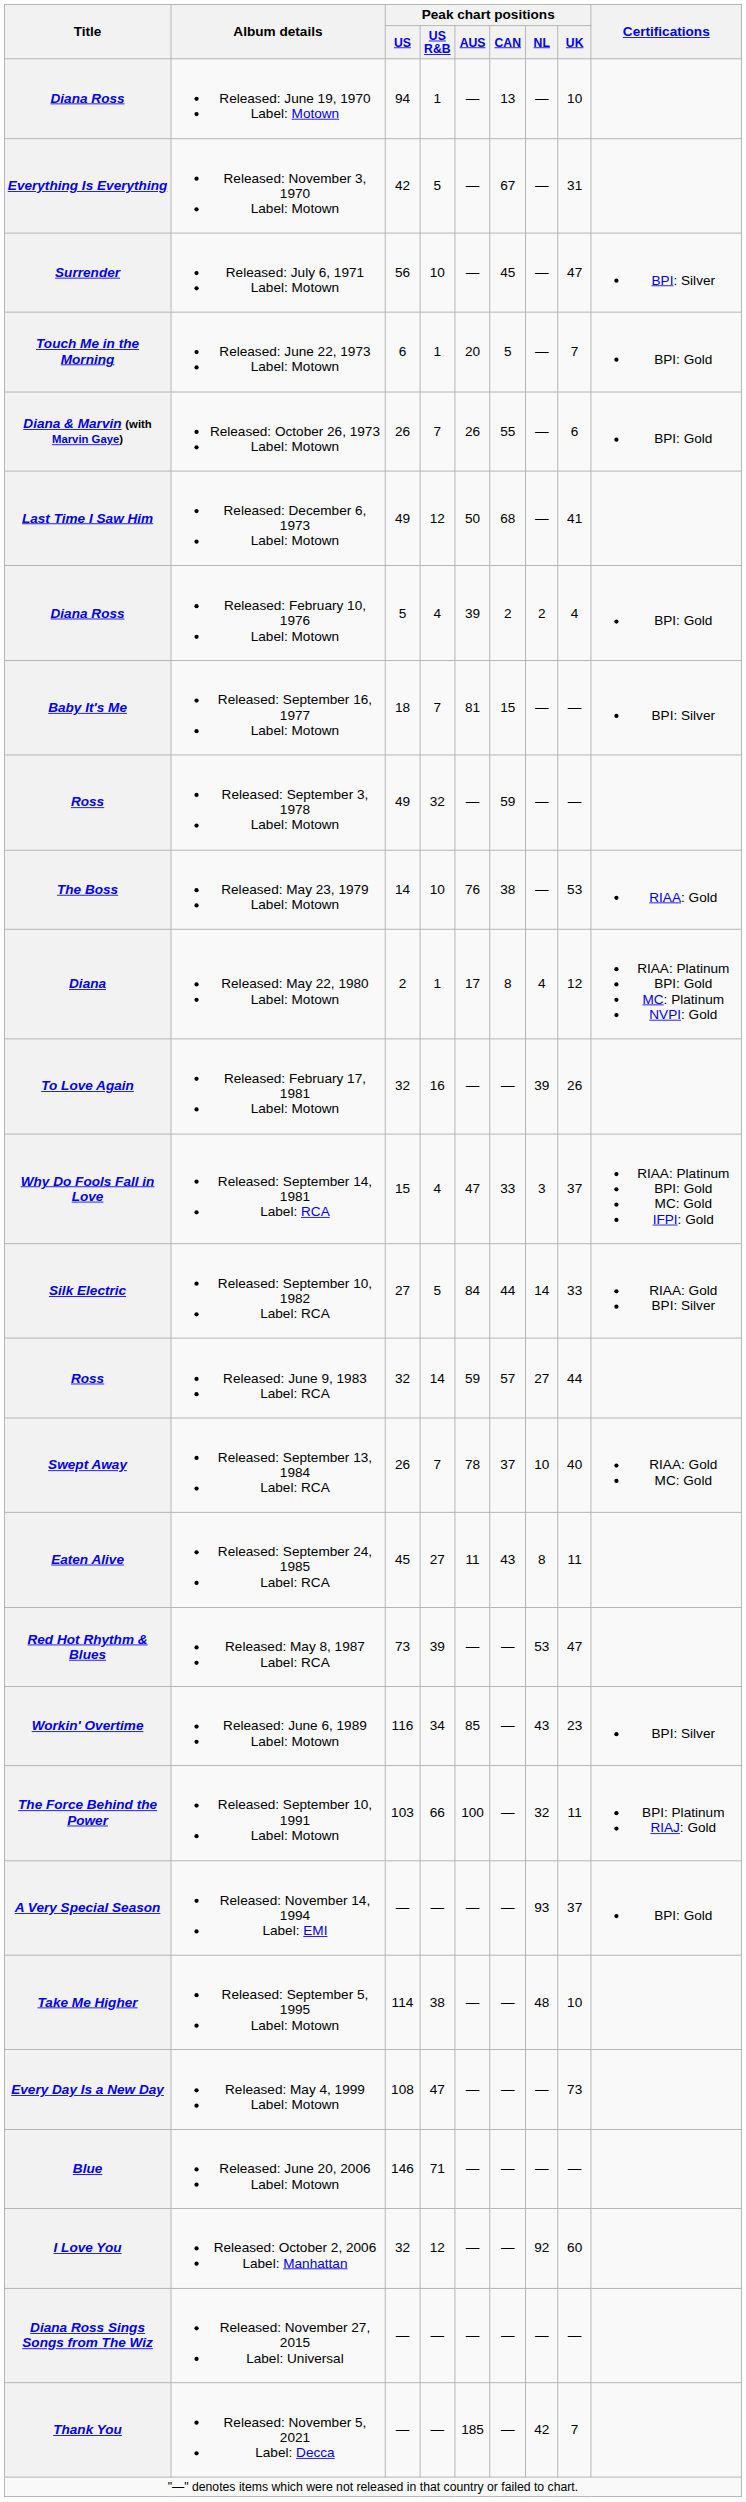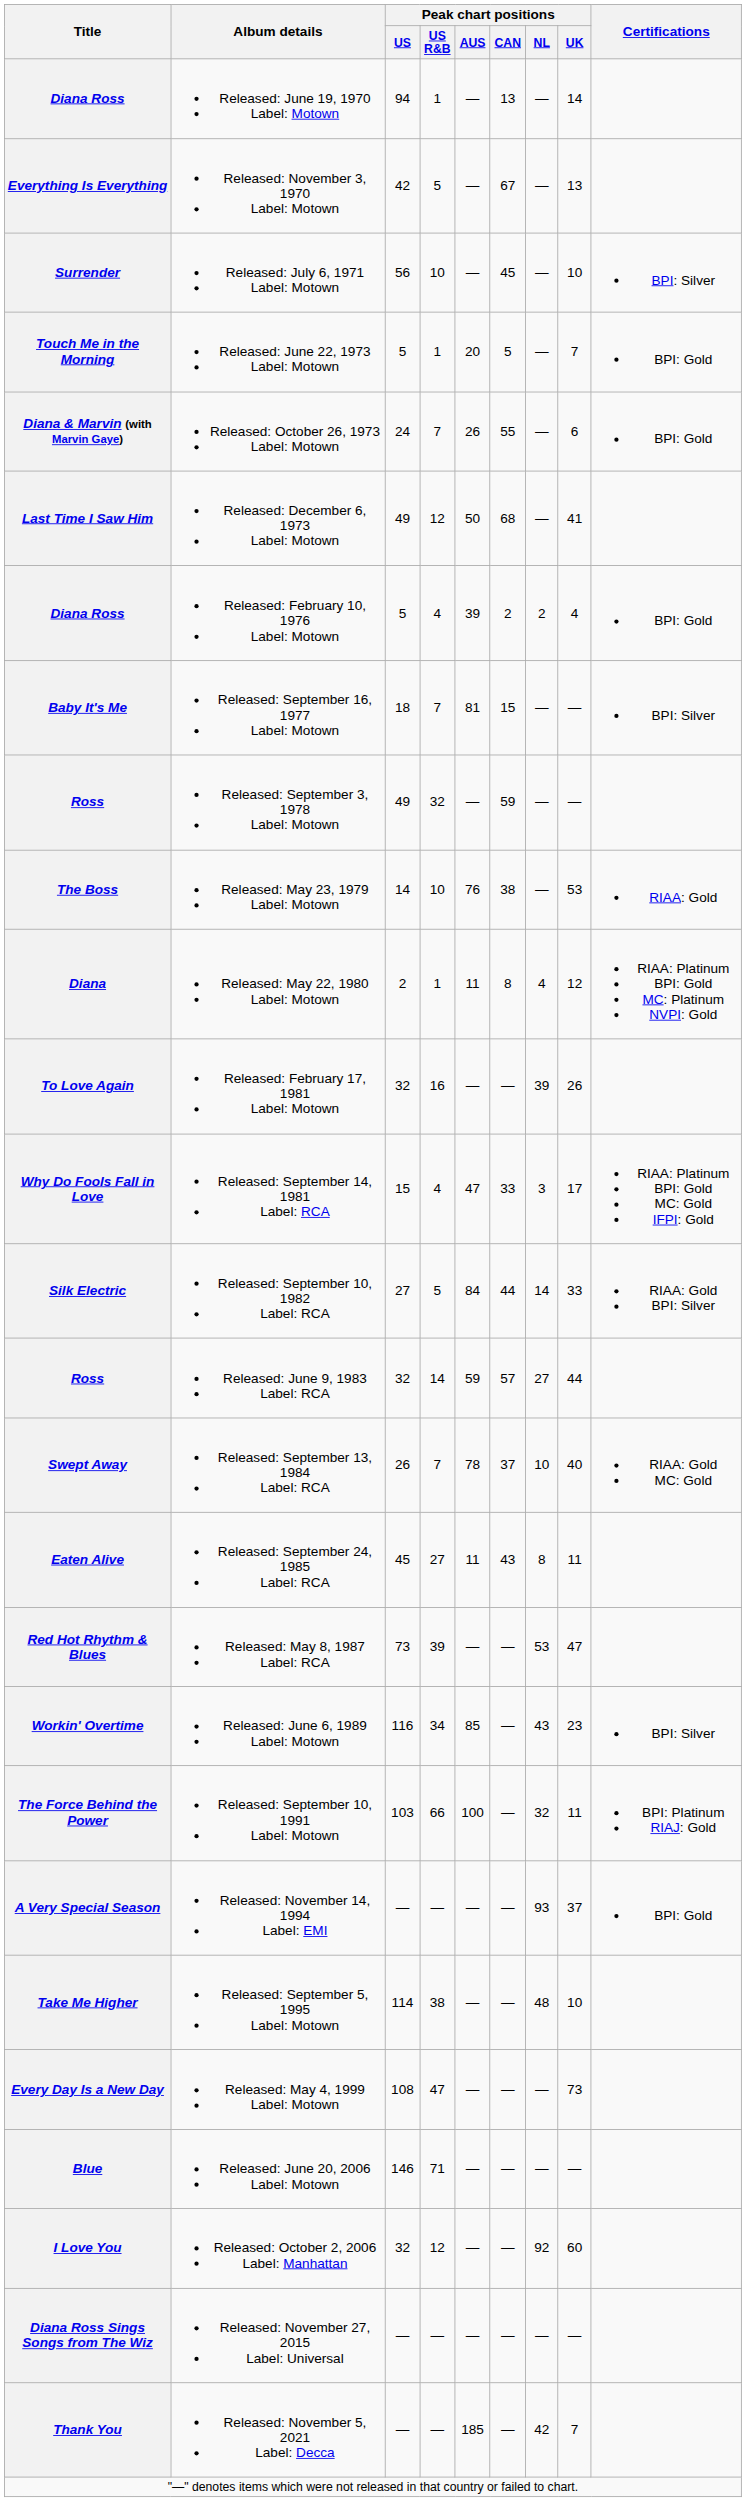(575, 98) 10 -> (575, 98) 14
(575, 185) 31 -> (575, 185) 13
(575, 272) 47 -> (575, 272) 10
(402, 352) 6 -> (402, 352) 5
(402, 431) 26 -> (402, 431) 24
(473, 984) 17 -> (473, 984) 11
(575, 1188) 37 -> (575, 1188) 17
